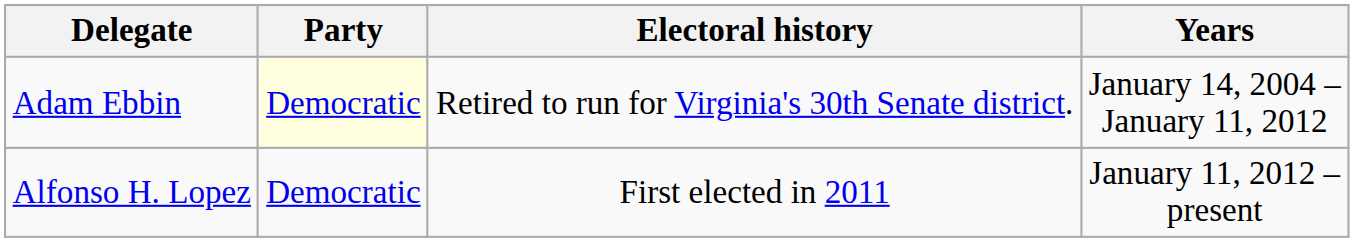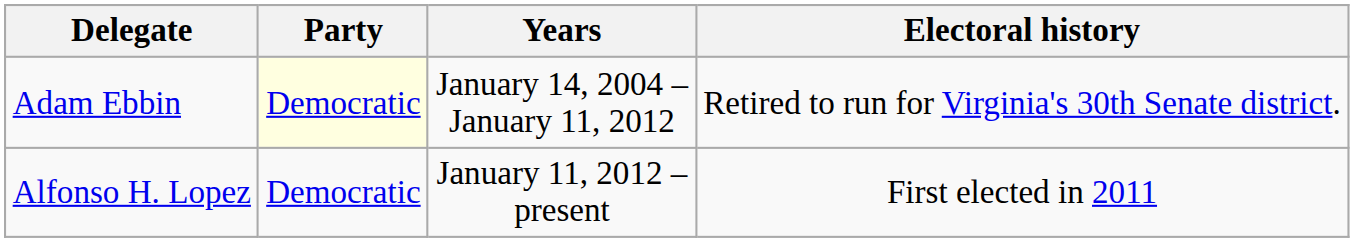columns swapped: (1215, 30) <-> (755, 30)
